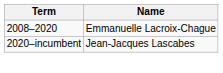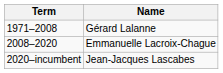+ row: (121, 28)
